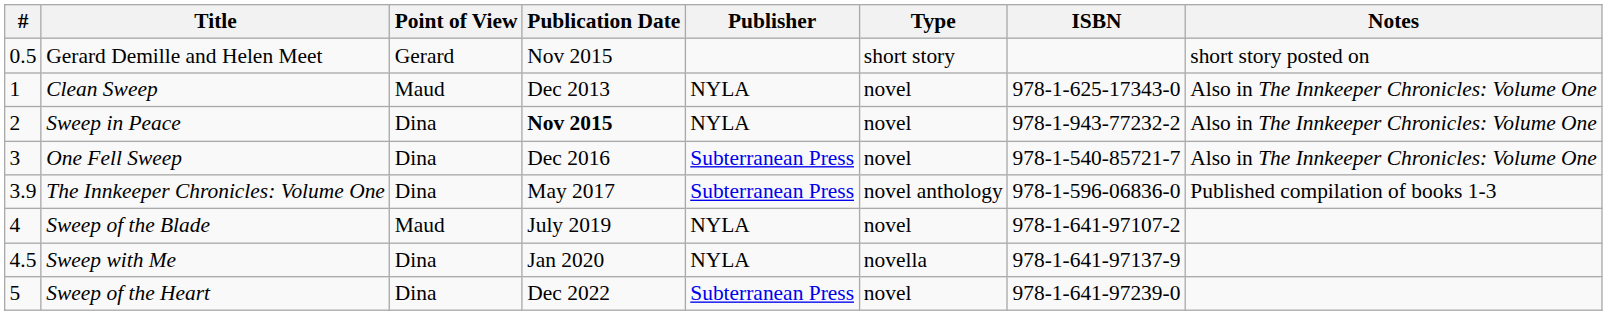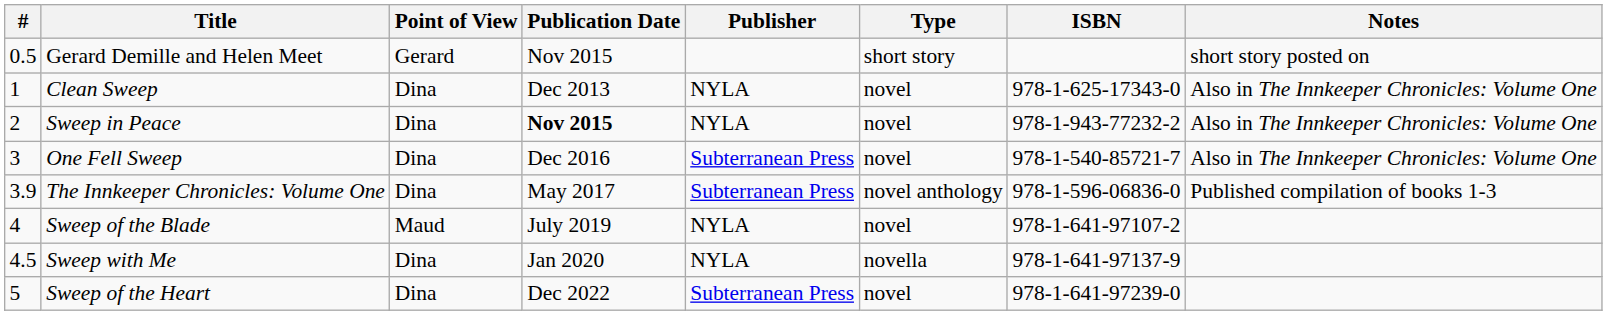(420, 89) Maud -> (416, 89) Dina
